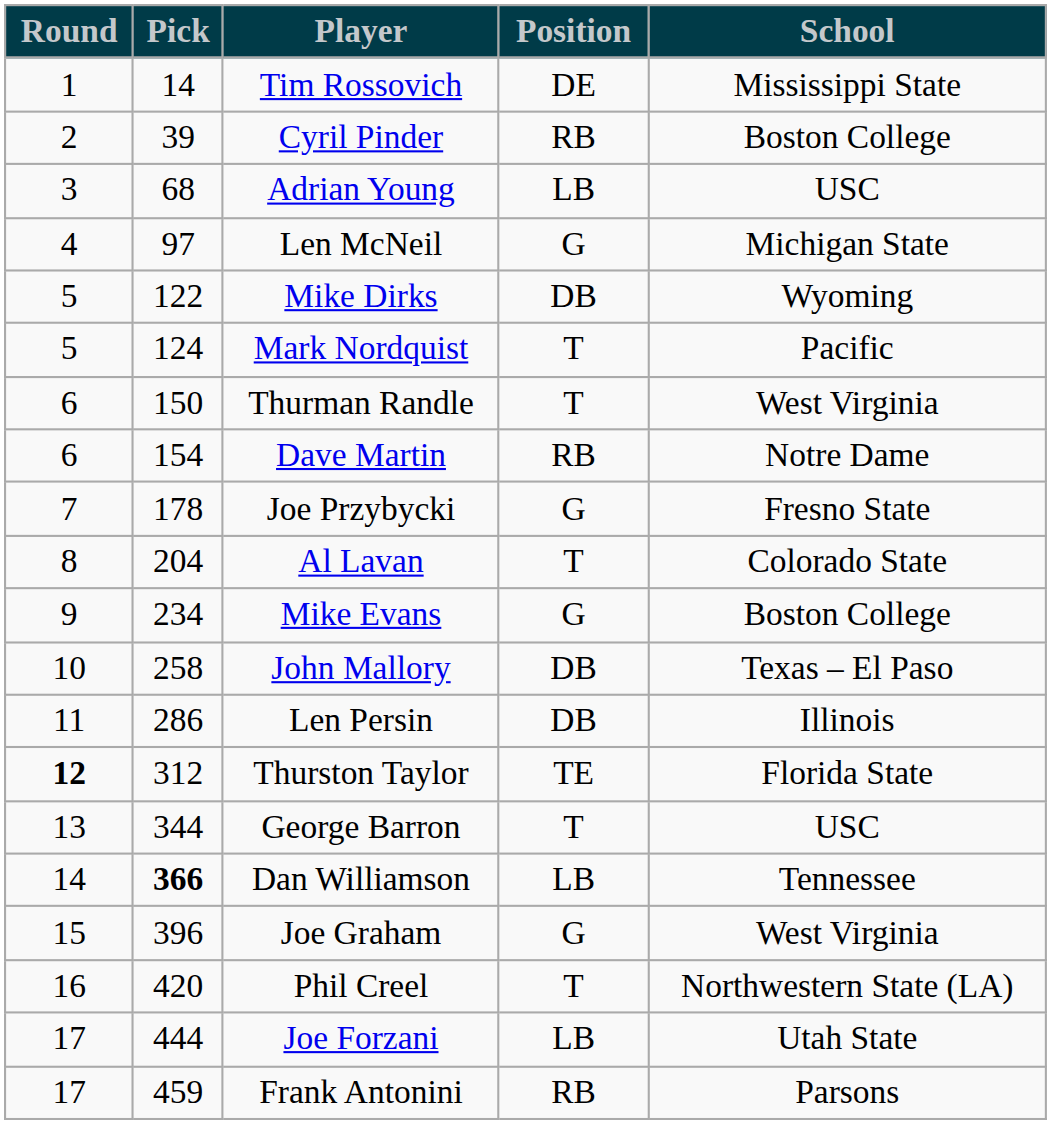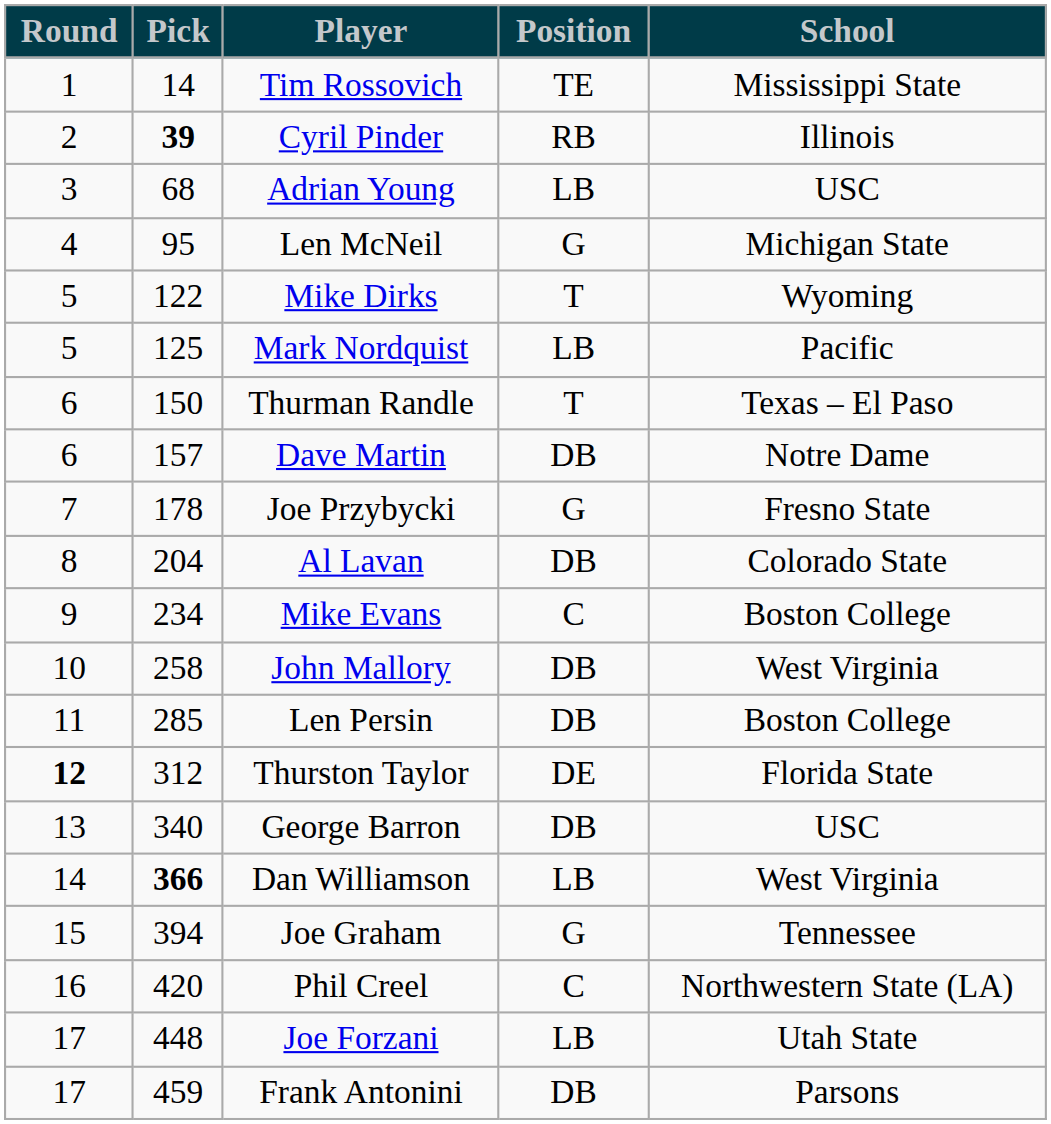(574, 84) DE -> (574, 84) TE
(178, 137) normal -> (178, 137) bold
(847, 137) Boston College -> (847, 137) Illinois
(178, 243) 97 -> (178, 243) 95
(574, 296) DB -> (574, 296) T
(178, 349) 124 -> (178, 349) 125
(574, 349) T -> (574, 349) LB
(847, 402) West Virginia -> (847, 402) Texas – El Paso
(178, 455) 154 -> (178, 455) 157
(574, 455) RB -> (574, 455) DB
(574, 561) T -> (574, 561) DB
(574, 614) G -> (574, 614) C
(847, 667) Texas – El Paso -> (847, 667) West Virginia
(178, 720) 286 -> (178, 720) 285
(847, 720) Illinois -> (847, 720) Boston College
(574, 773) TE -> (574, 773) DE
(178, 826) 344 -> (178, 826) 340
(574, 826) T -> (574, 826) DB
(847, 879) Tennessee -> (847, 879) West Virginia
(178, 932) 396 -> (178, 932) 394
(847, 932) West Virginia -> (847, 932) Tennessee
(574, 985) T -> (574, 985) C
(178, 1038) 444 -> (178, 1038) 448
(574, 1091) RB -> (574, 1091) DB
